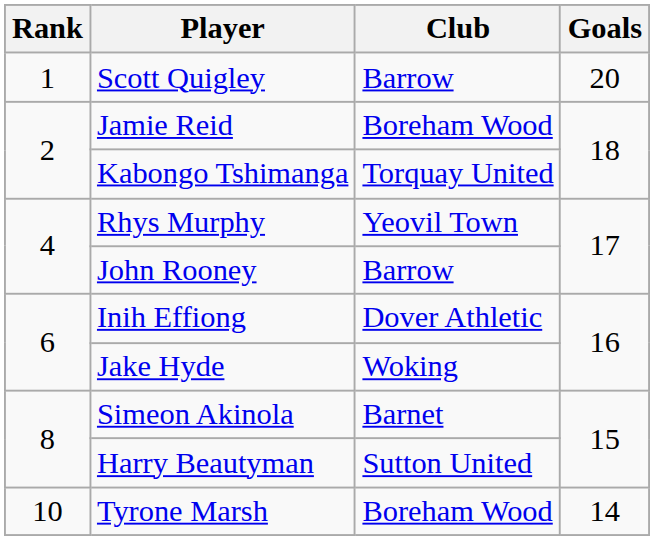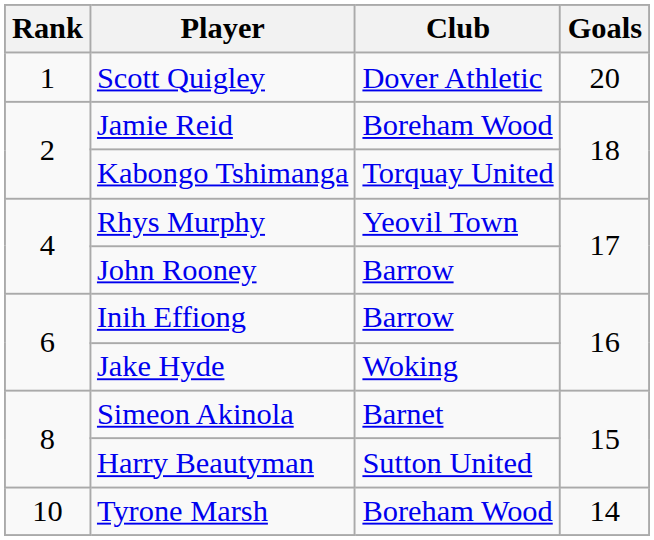(408, 76) Barrow -> (452, 76) Dover Athletic
(452, 317) Dover Athletic -> (408, 317) Barrow
